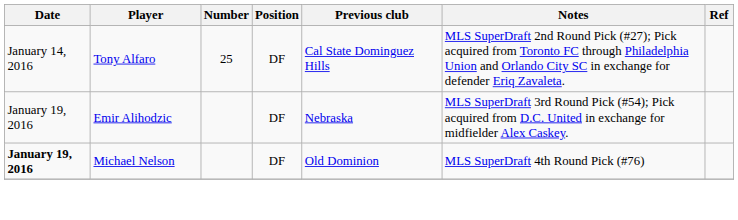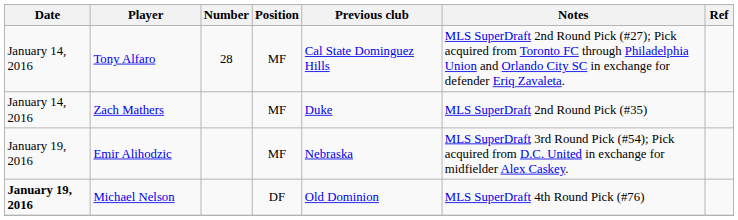(226, 58) 25 -> (226, 58) 28
(277, 58) DF -> (277, 58) MF
+ row: (129, 110)
(277, 117) DF -> (277, 153) MF
